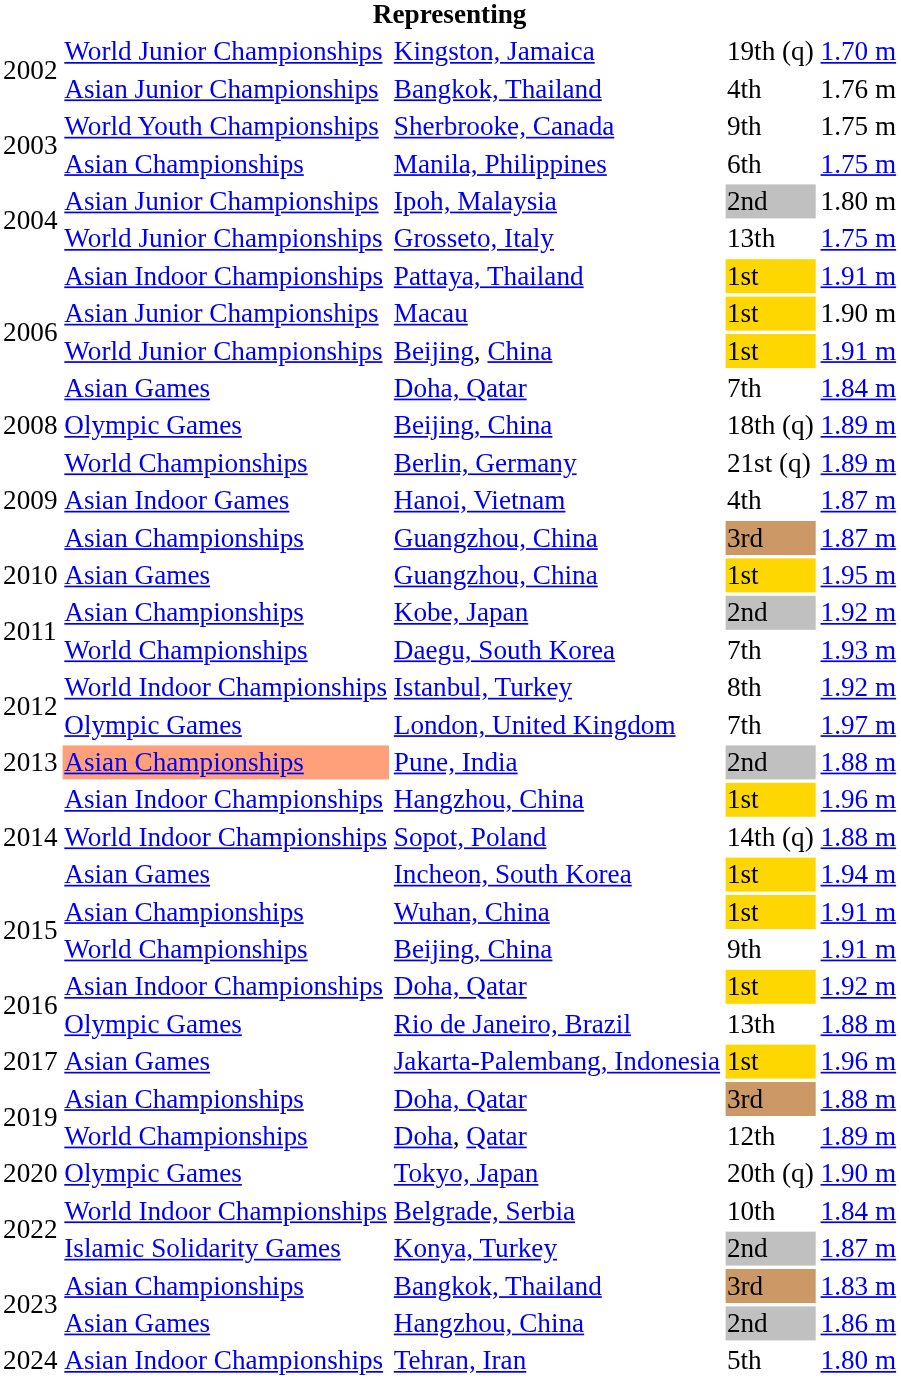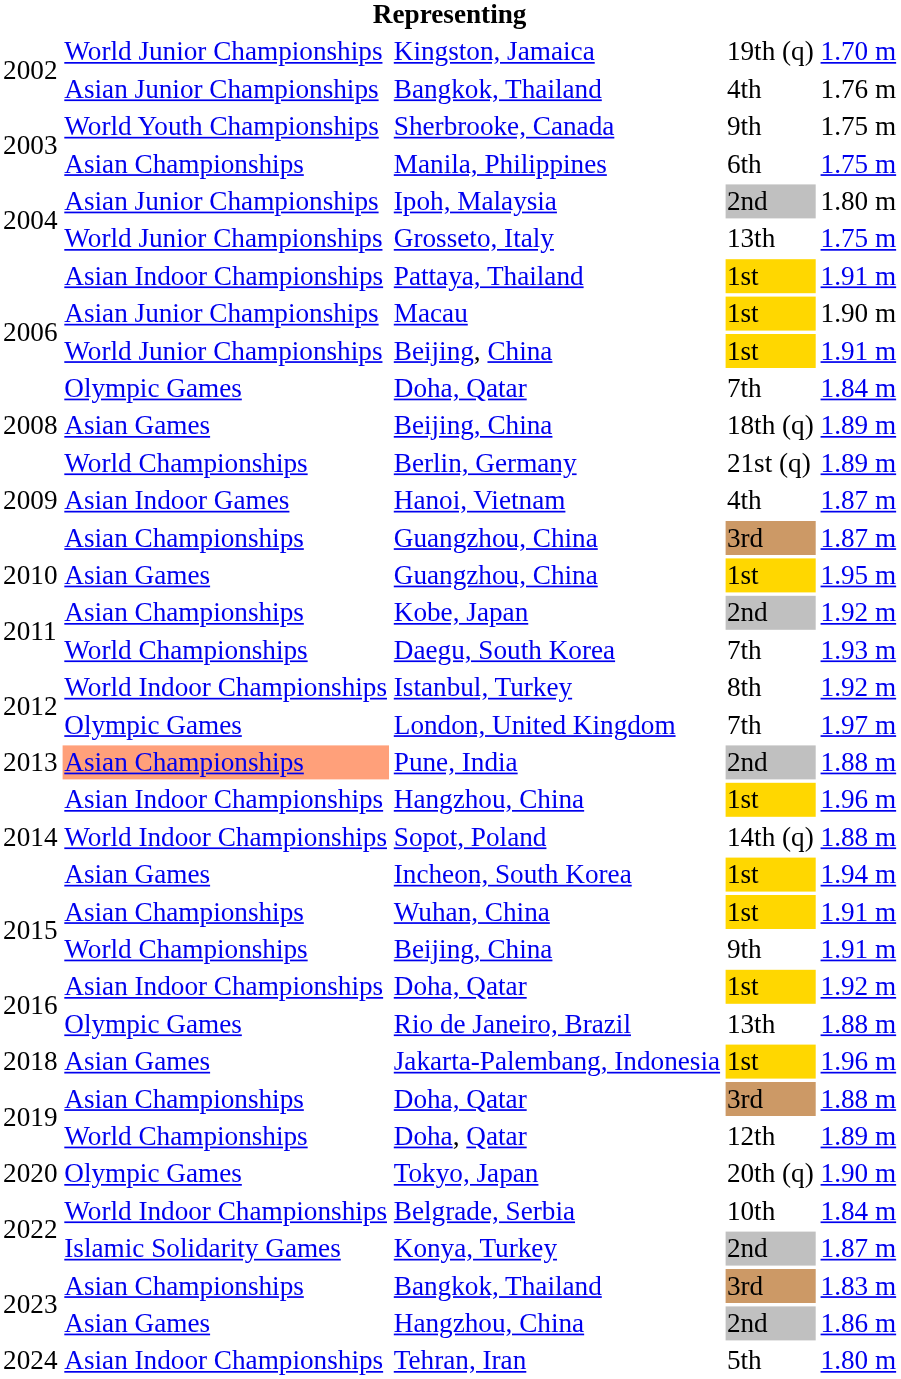(137, 388) Asian Games -> (153, 388) Olympic Games
(153, 425) Olympic Games -> (137, 425) Asian Games
(30, 1061) 2017 -> (30, 1061) 2018
